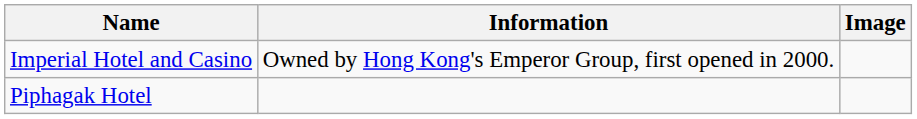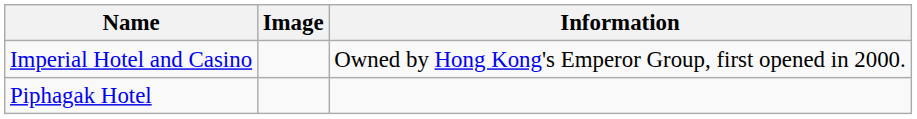columns swapped: (875, 22) <-> (548, 22)
